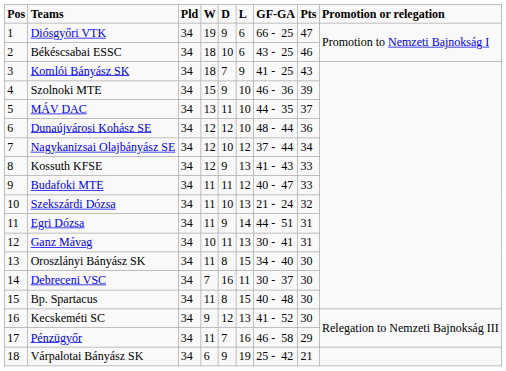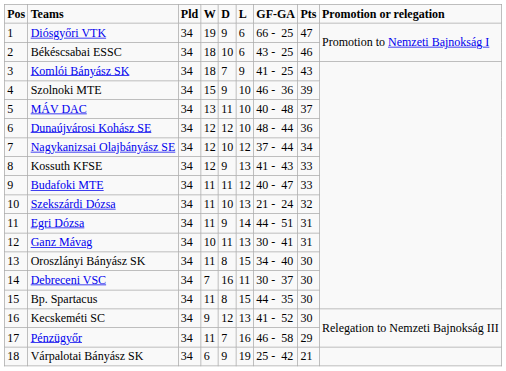(275, 109) 44 - 35 -> (275, 109) 40 - 48
(275, 299) 40 - 48 -> (275, 299) 44 - 35
